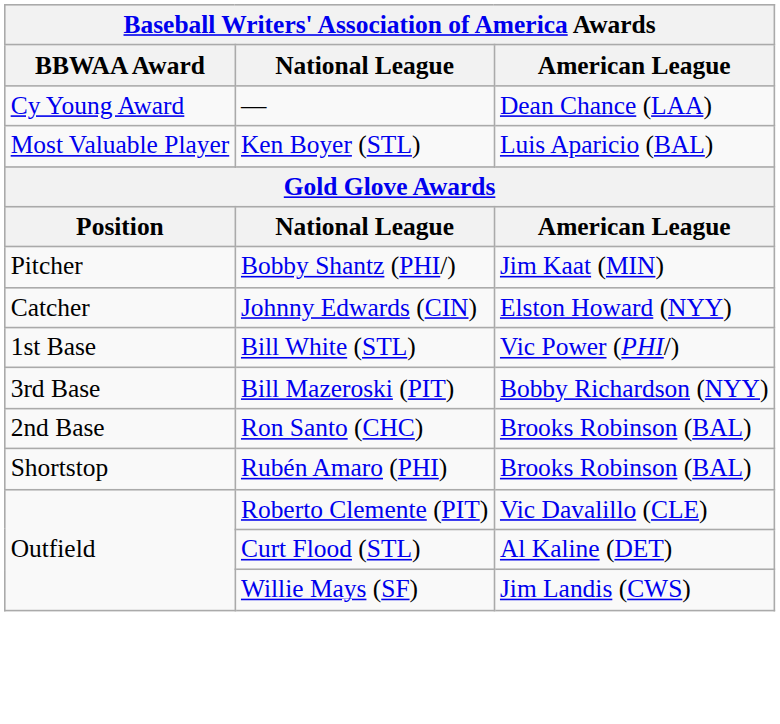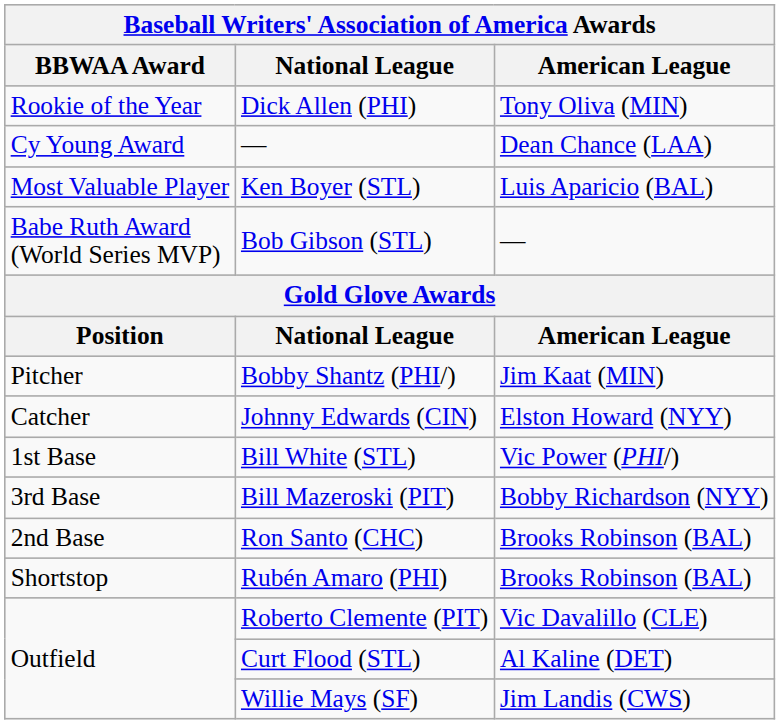+ row: (329, 105)
+ row: (336, 240)
